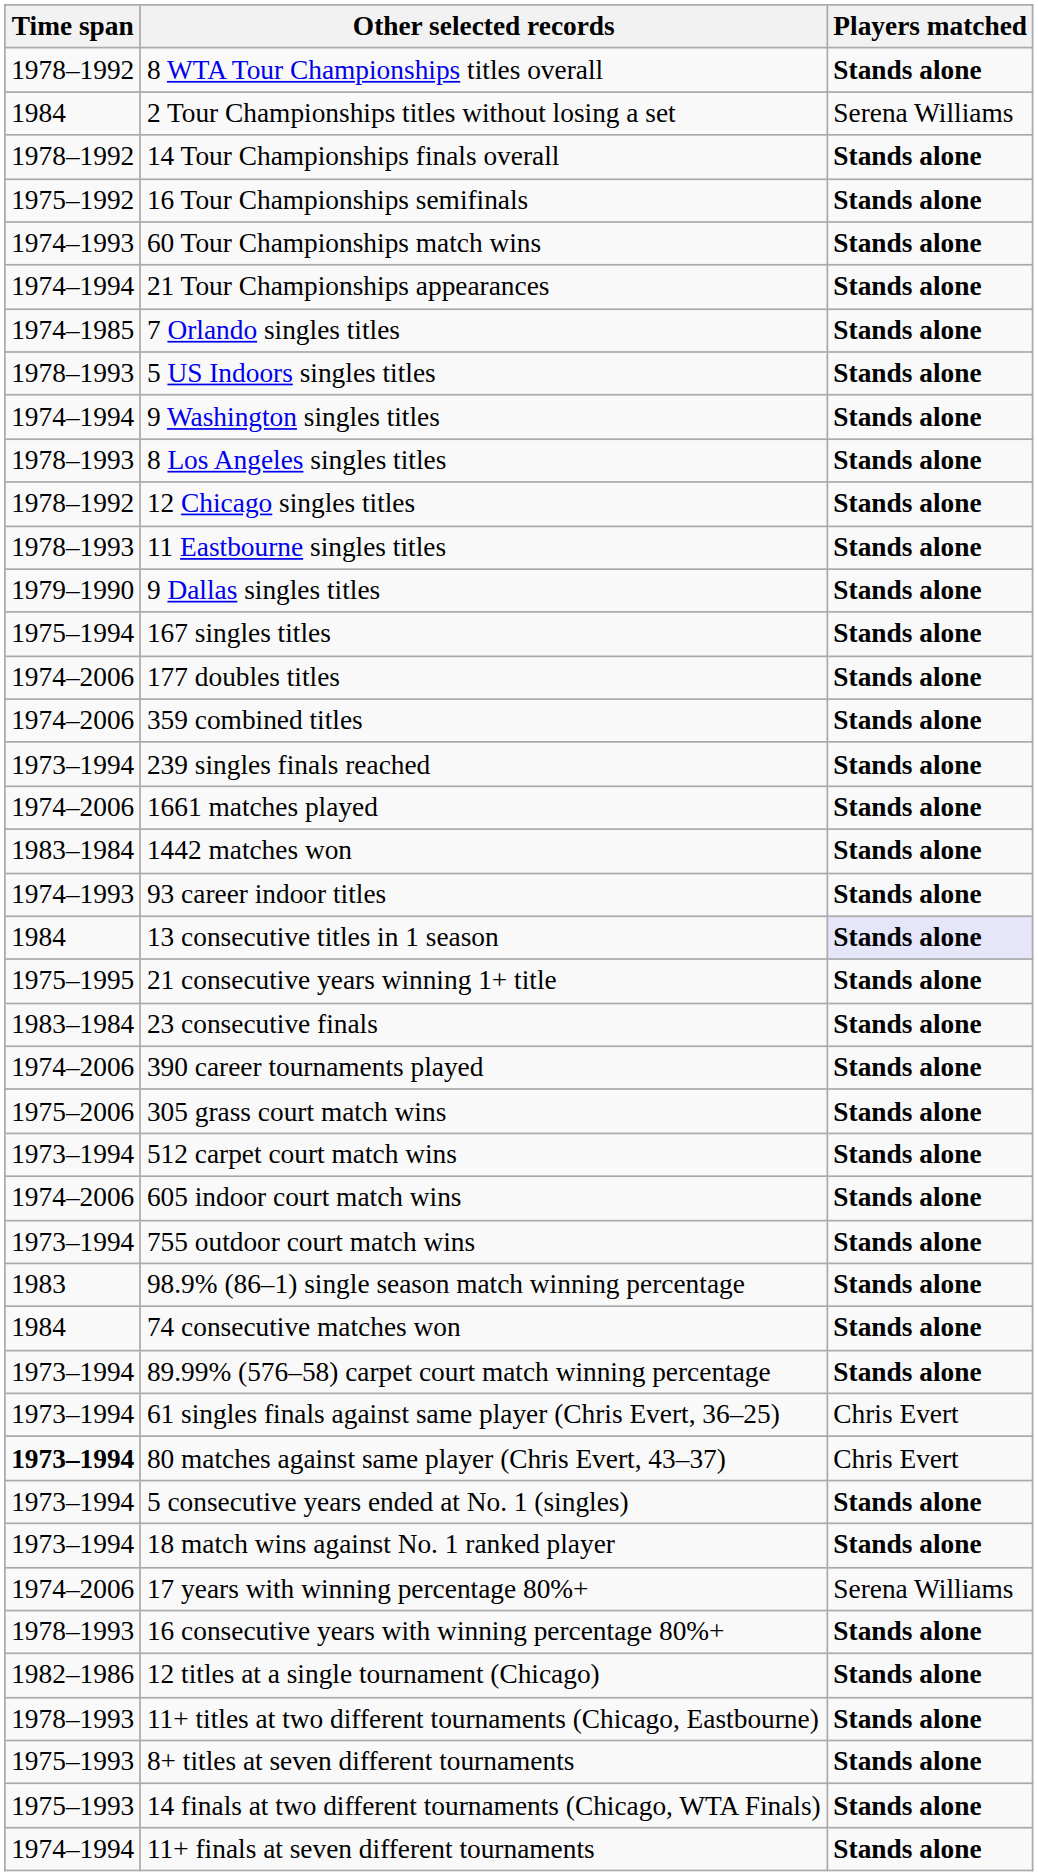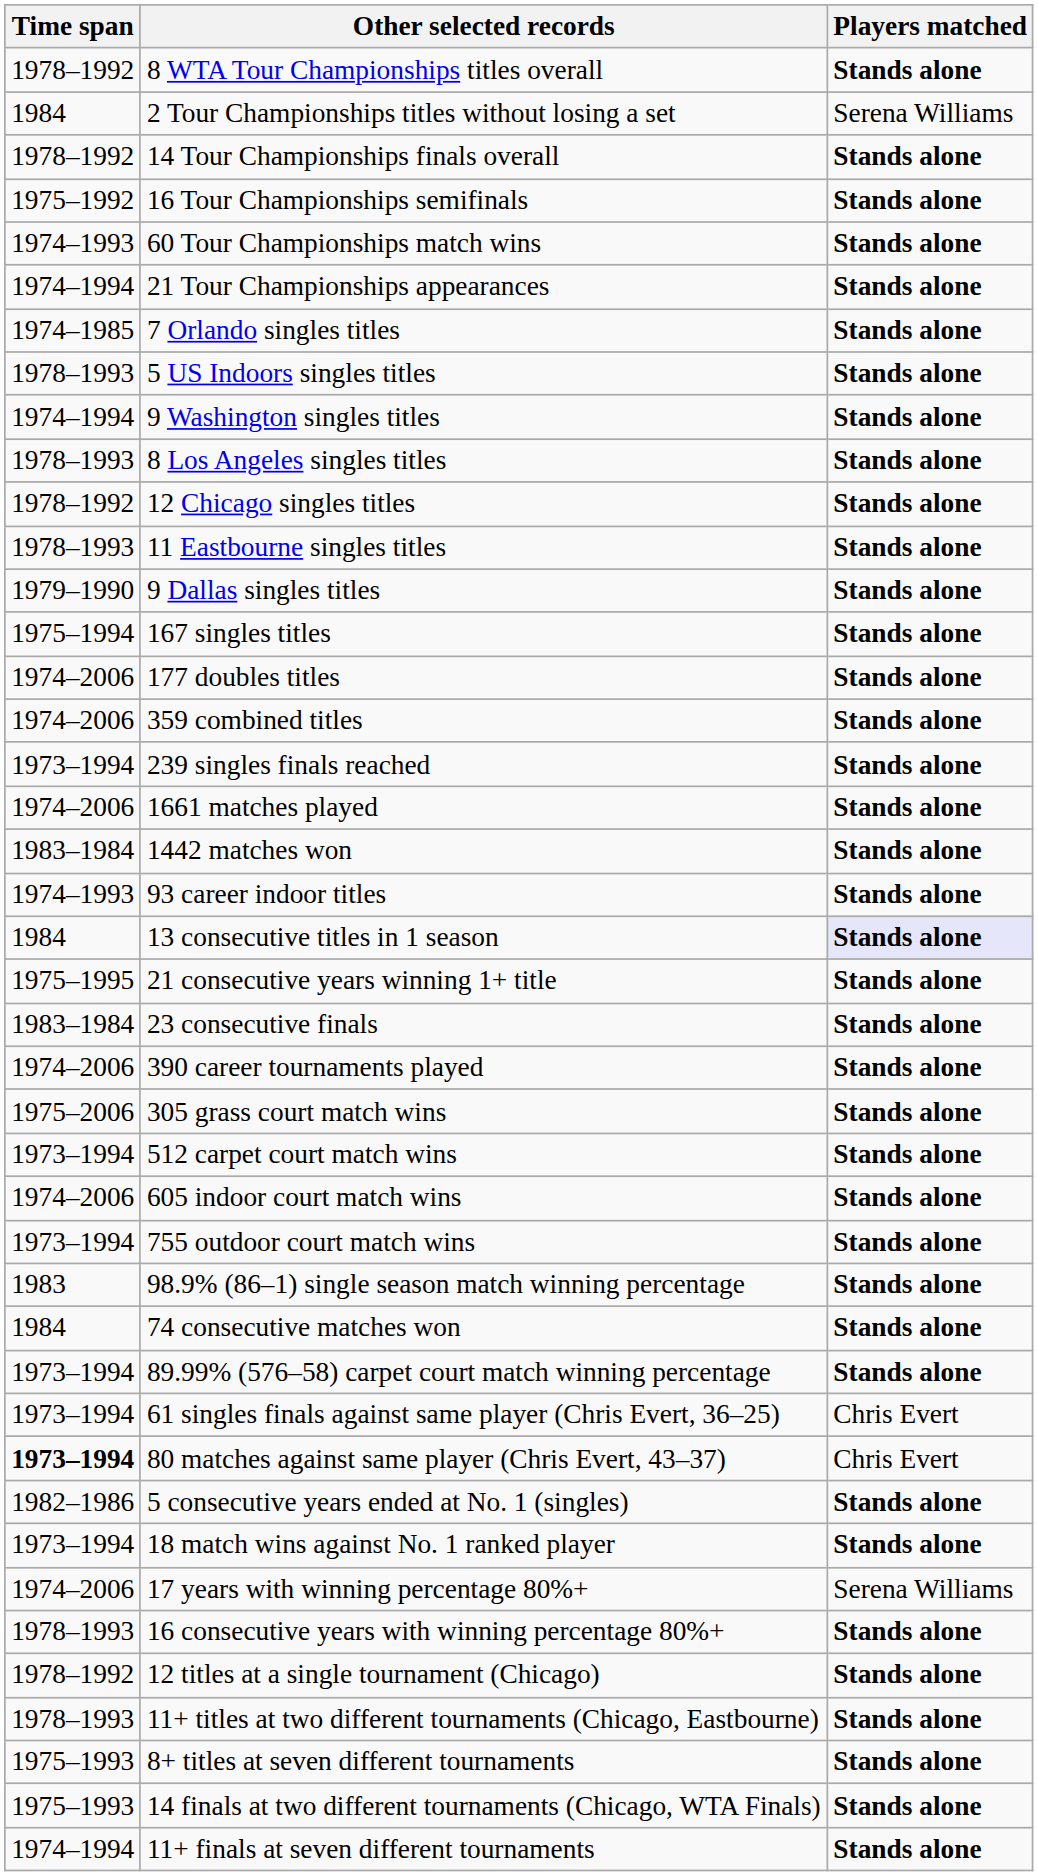(73, 1501) 1973–1994 -> (73, 1501) 1982–1986
(73, 1675) 1982–1986 -> (73, 1675) 1978–1992
